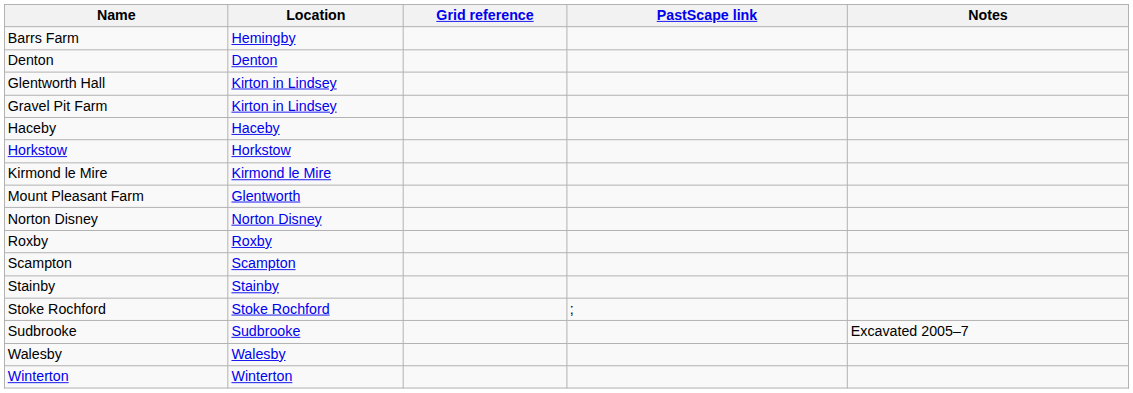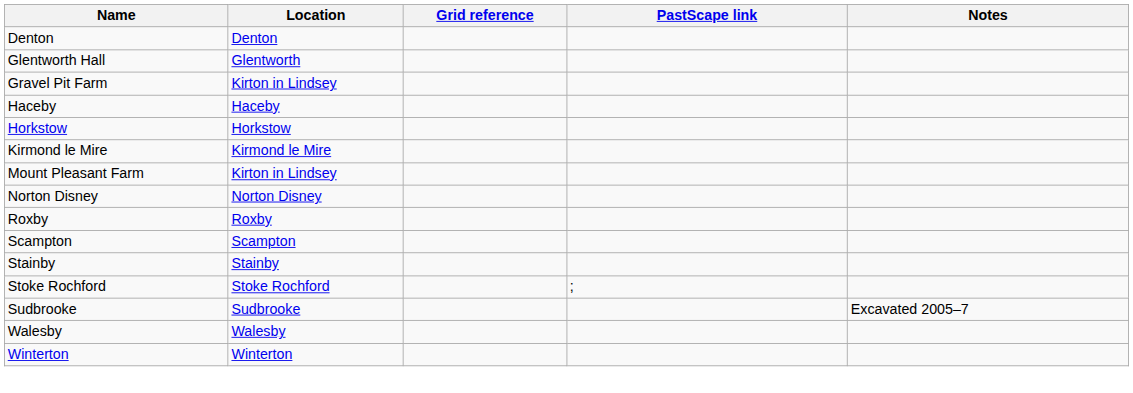- row: (43, 38)
(284, 83) Kirton in Lindsey -> (266, 60) Glentworth
(266, 196) Glentworth -> (284, 173) Kirton in Lindsey
